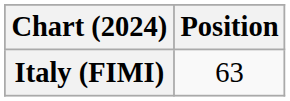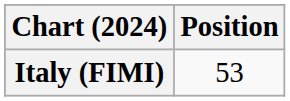(229, 72) 63 -> (229, 72) 53
